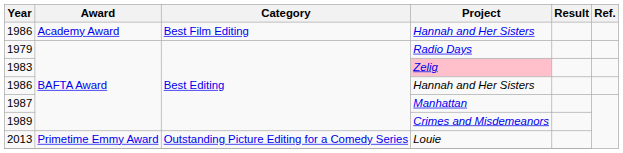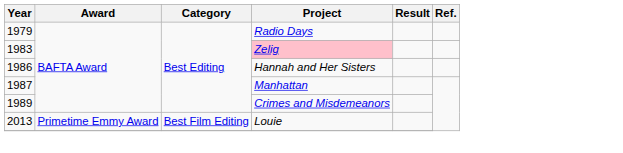- row: (20, 31)
(286, 139) Outstanding Picture Editing for a Comedy Series -> (206, 121) Best Film Editing
